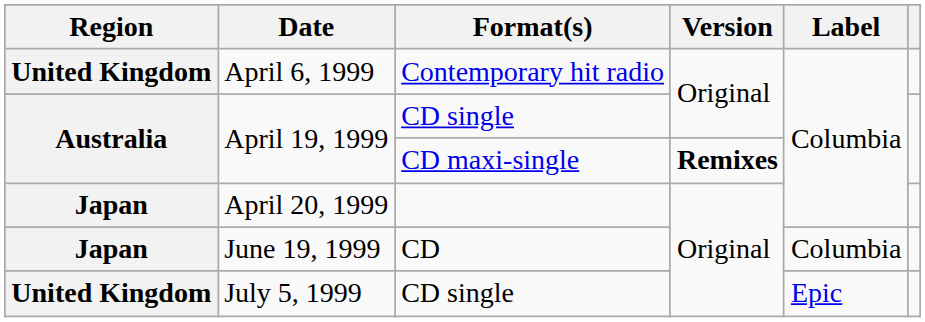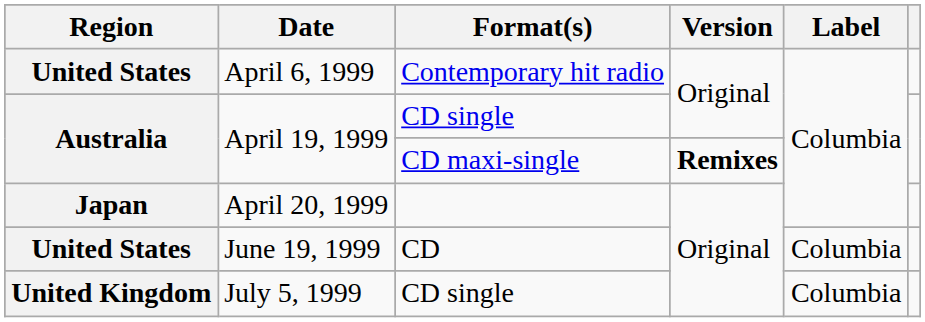(111, 71) United Kingdom -> (111, 71) United States
(111, 248) Japan -> (111, 248) United States
(817, 293) Epic -> (846, 293) Columbia
